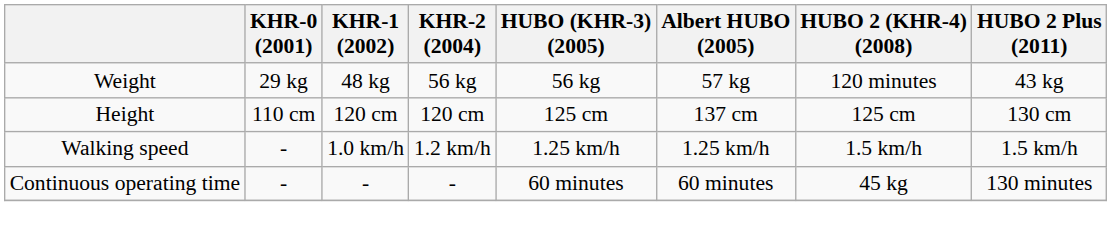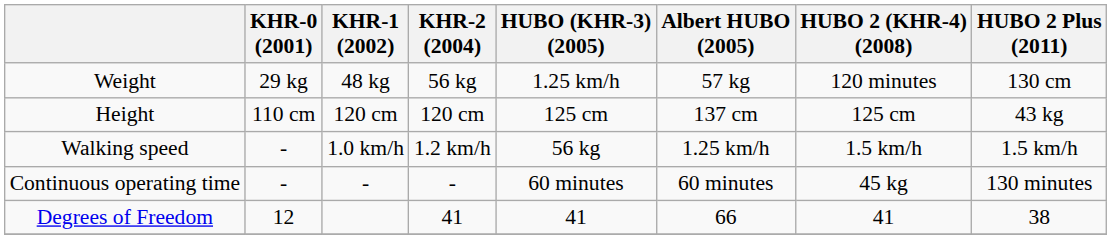(576, 80) 56 kg -> (576, 80) 1.25 km/h
(1039, 80) 43 kg -> (1039, 80) 130 cm
(1039, 114) 130 cm -> (1039, 114) 43 kg
(576, 148) 1.25 km/h -> (576, 148) 56 kg
+ row: (125, 217)
